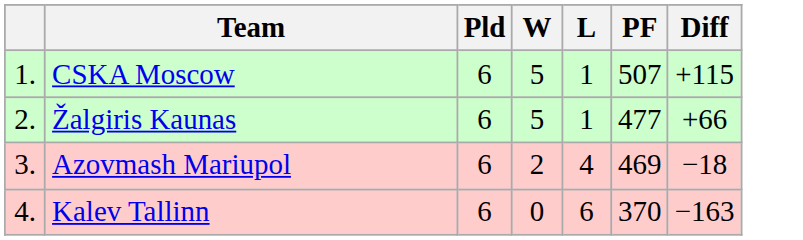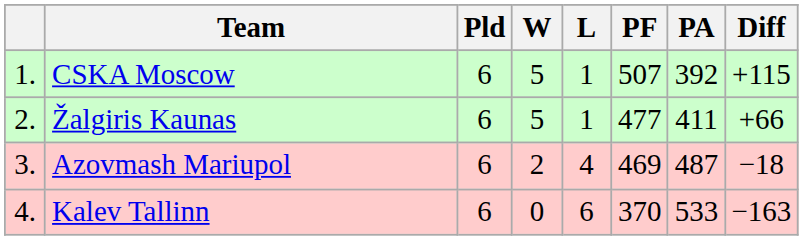+ column: (696, 27)
